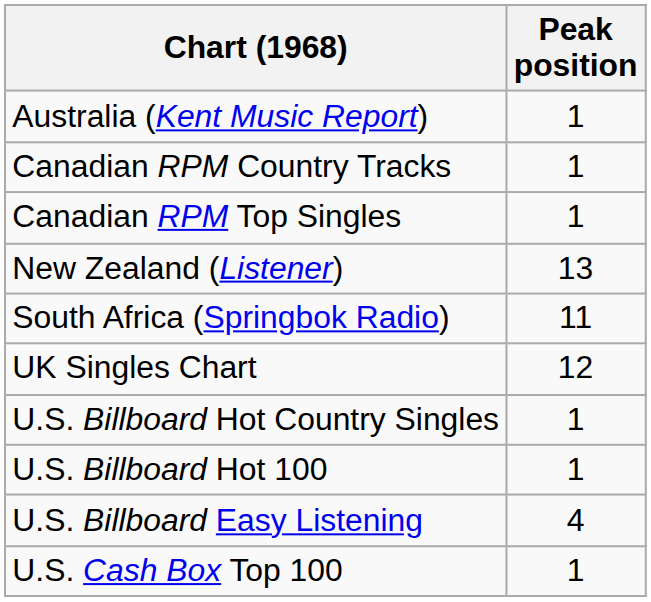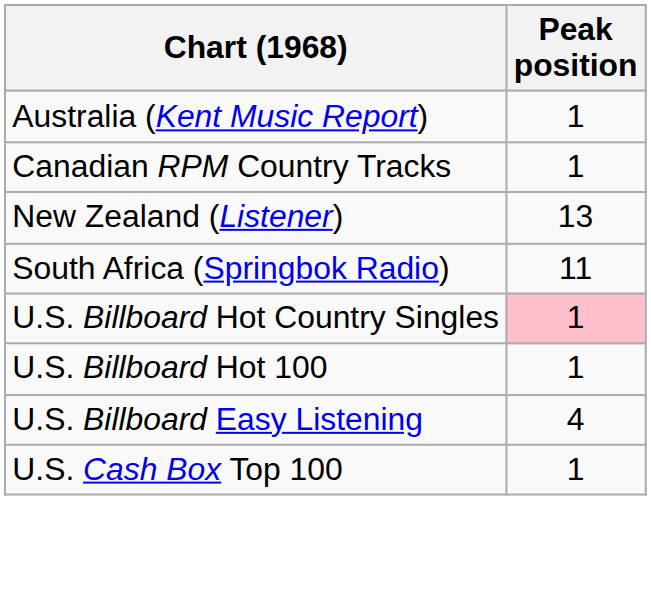- row: (207, 217)
- row: (134, 368)
(576, 419) no background -> (576, 318) pink background
